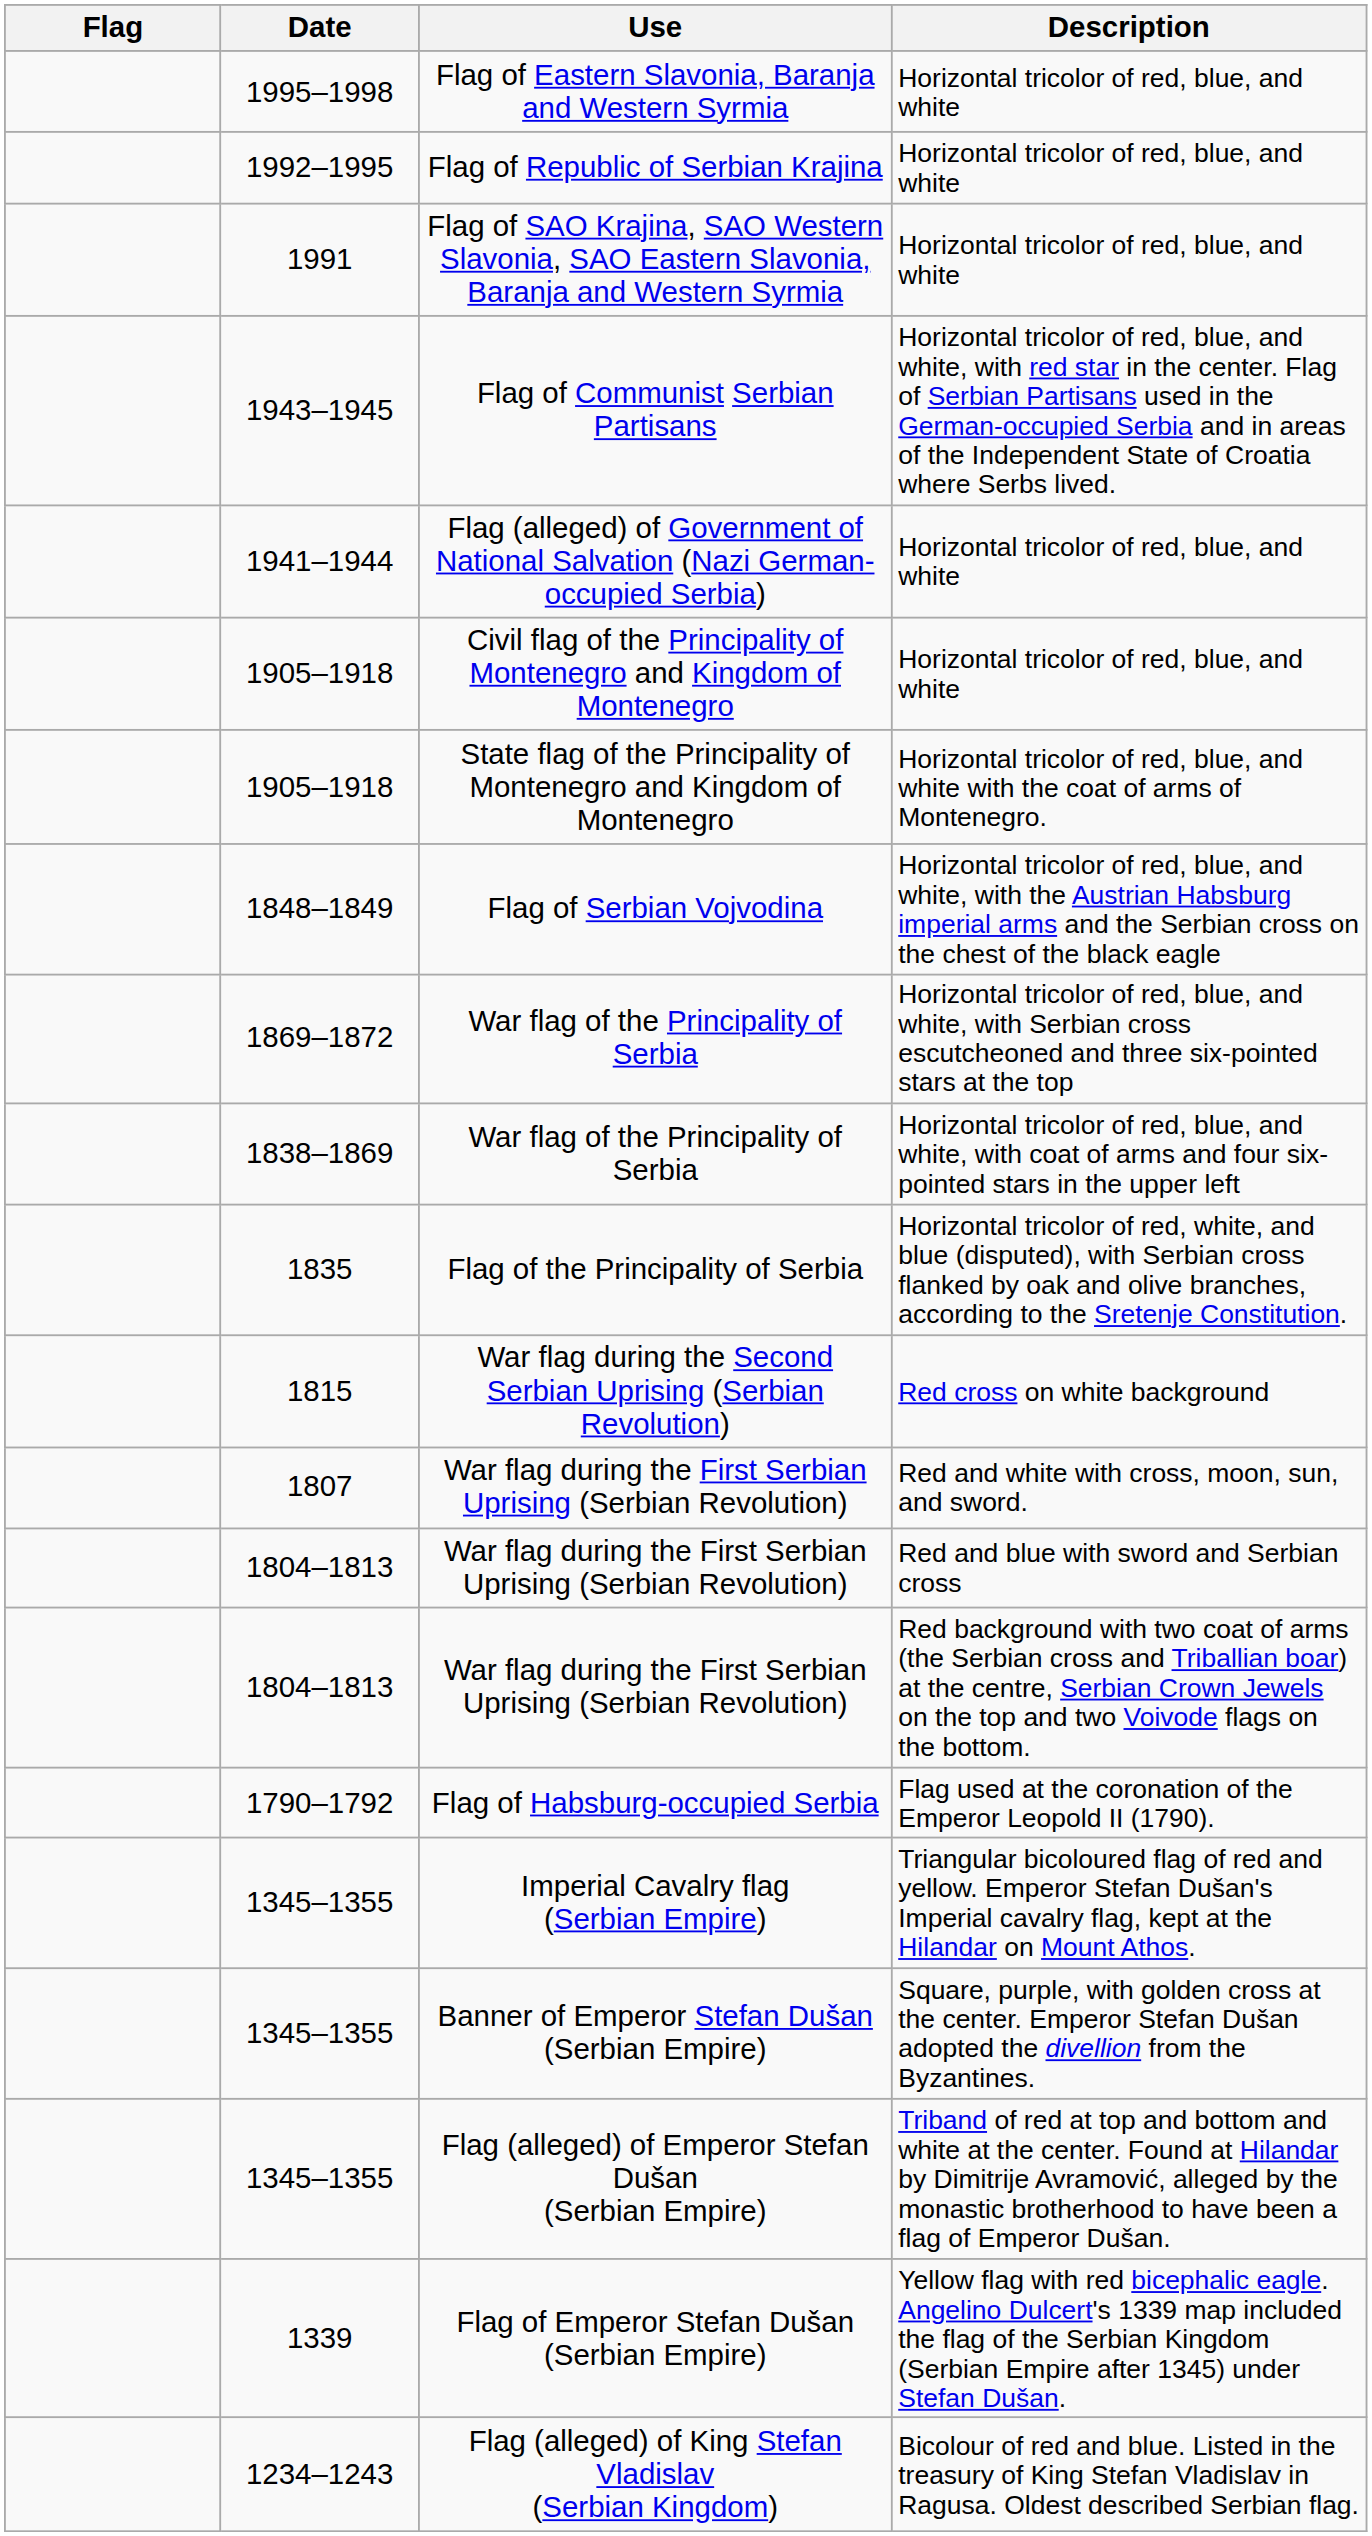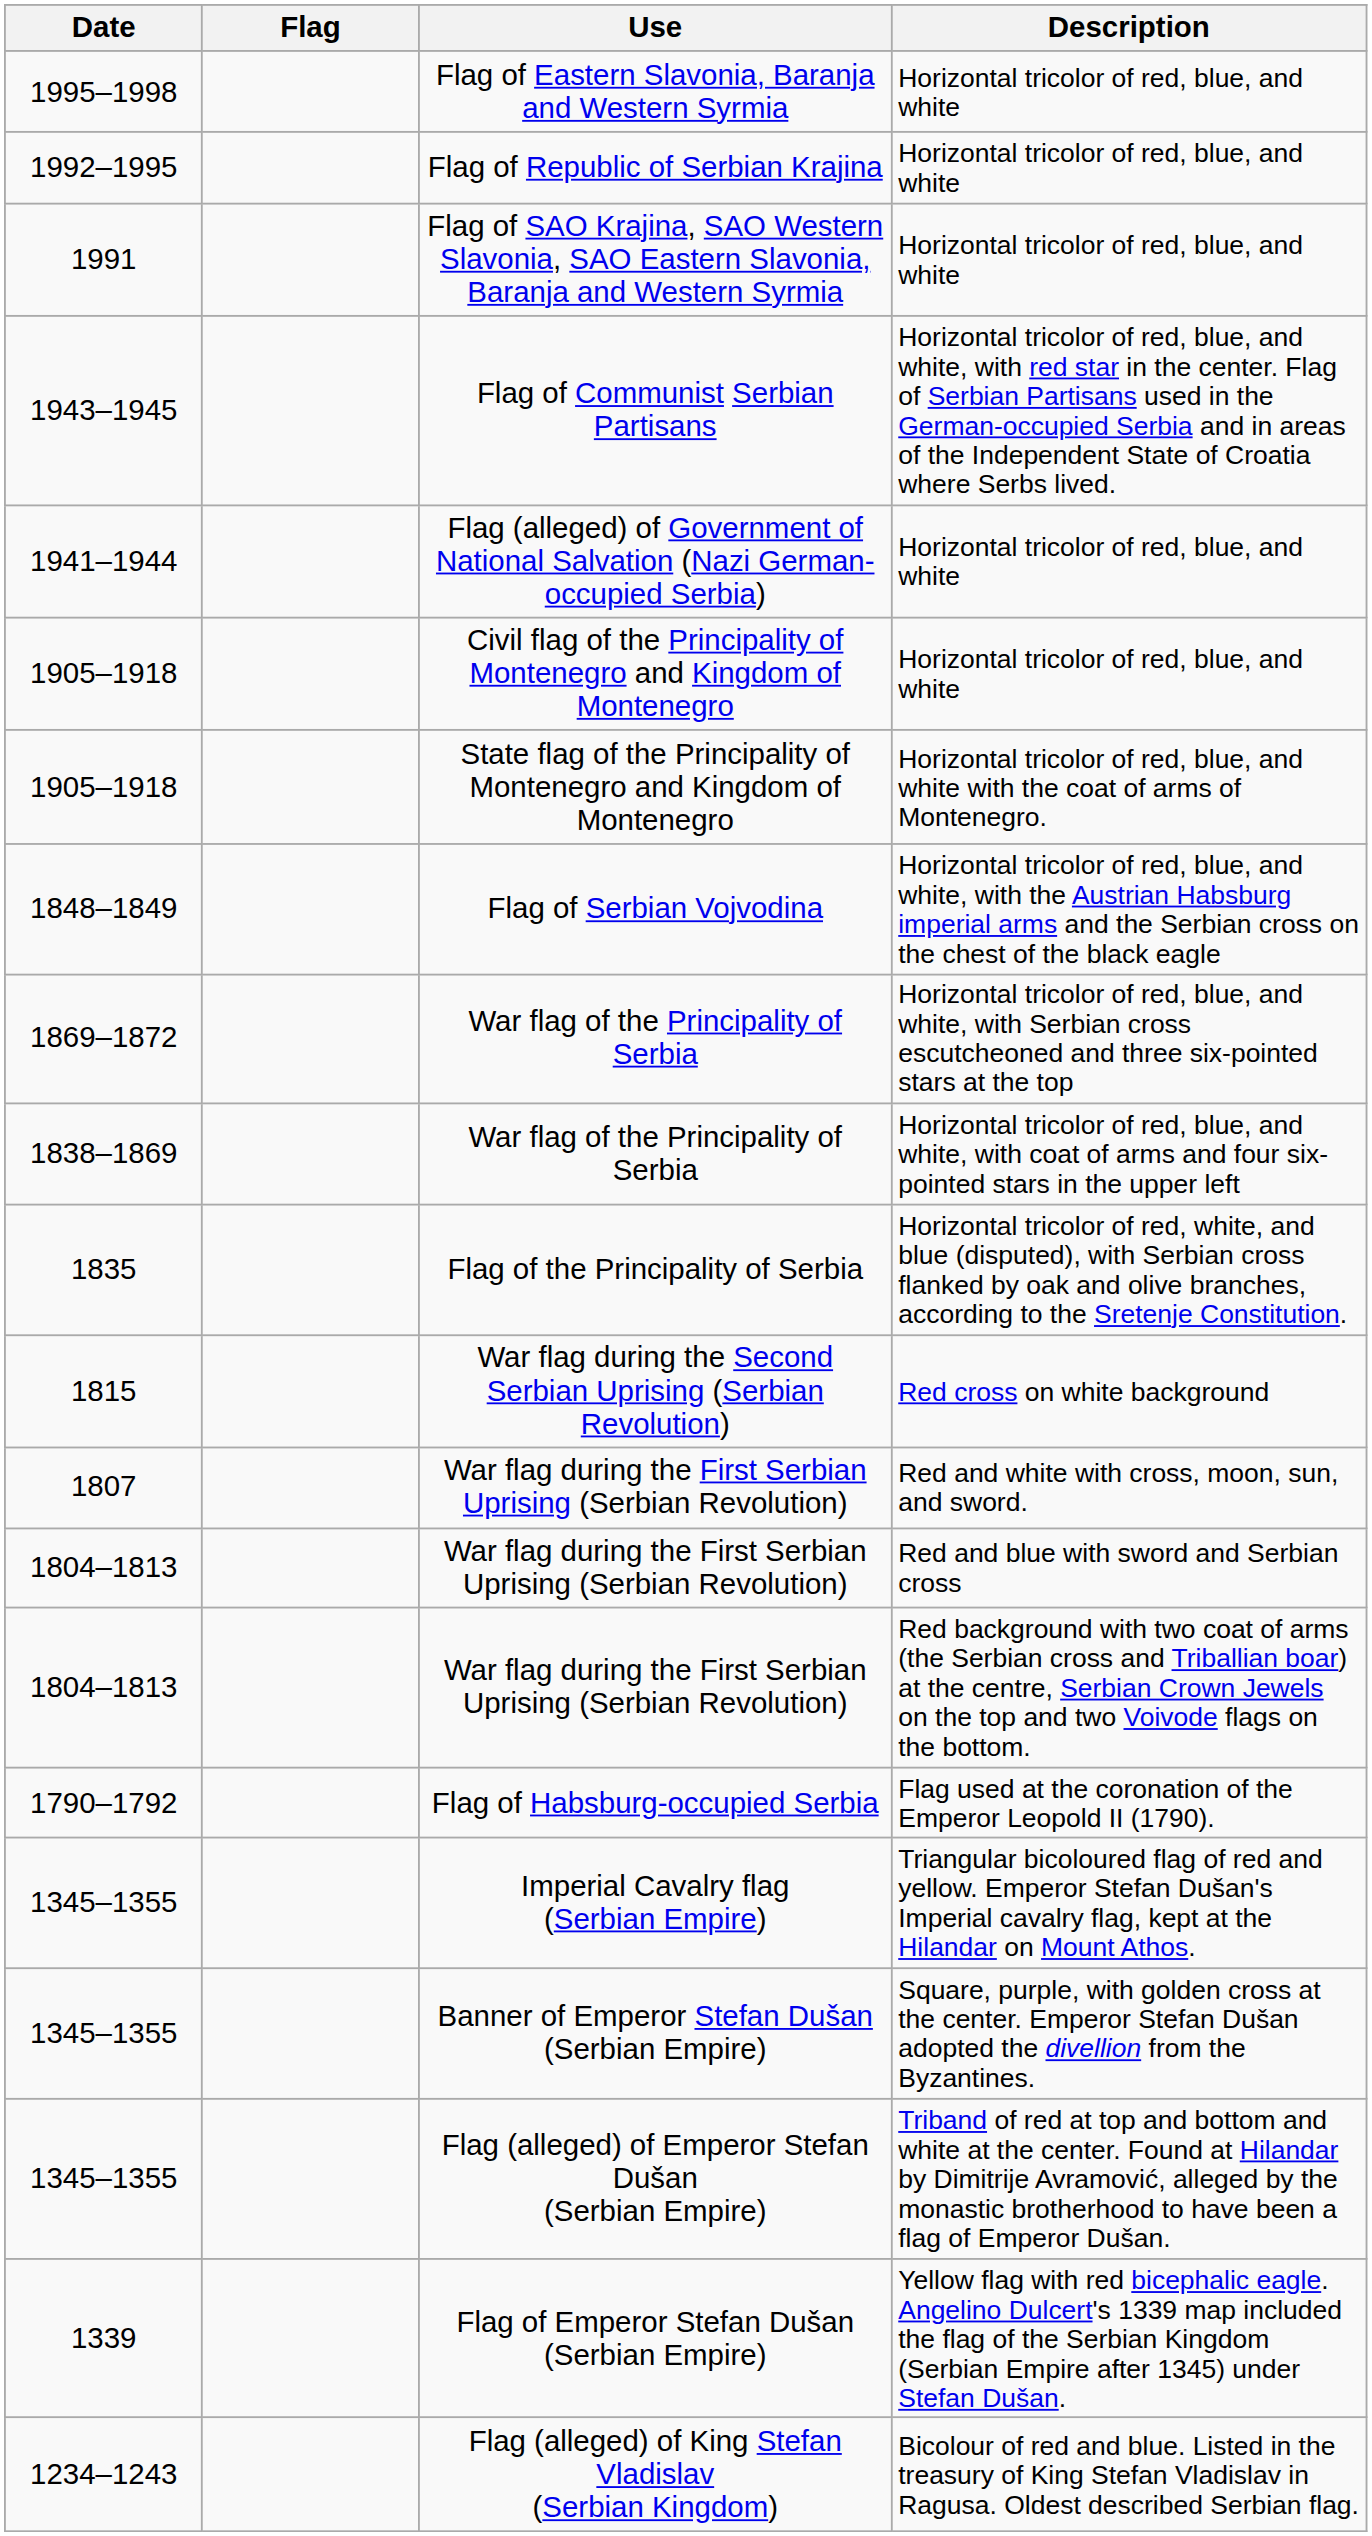columns swapped: (113, 27) <-> (320, 27)
